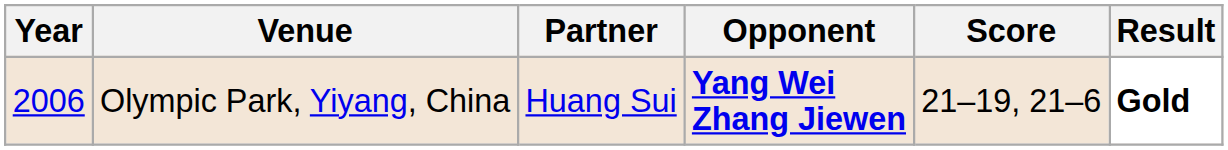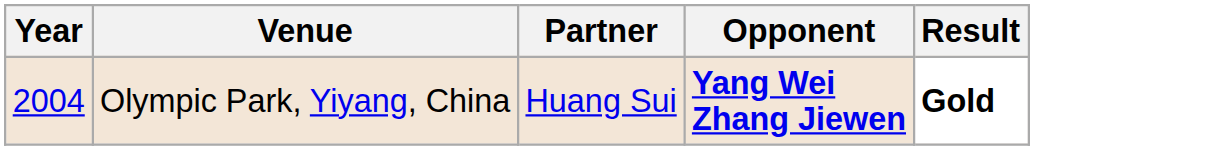- column: (1011, 31)
(49, 100) 2006 -> (49, 100) 2004
